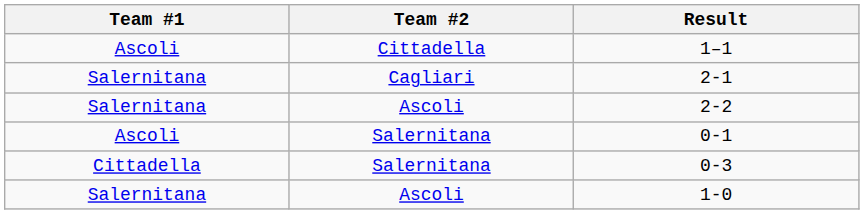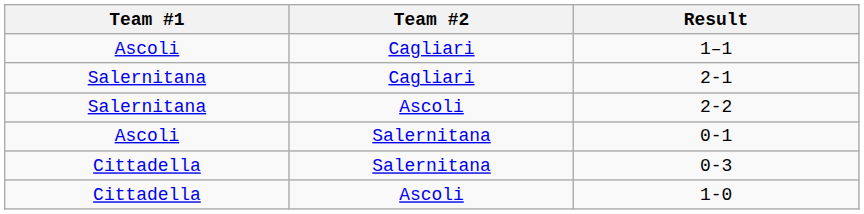(431, 49) Cittadella -> (431, 49) Cagliari
(147, 195) Salernitana -> (147, 195) Cittadella
